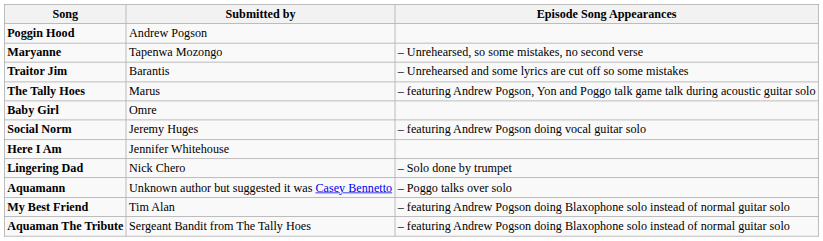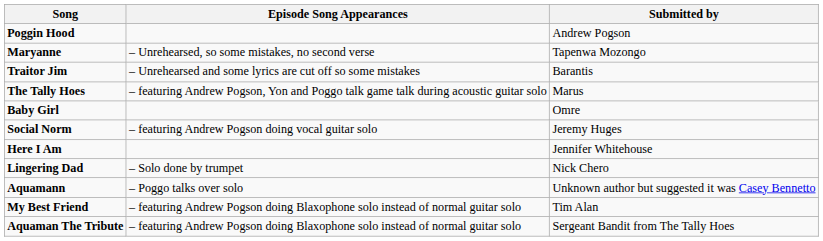columns swapped: (261, 14) <-> (607, 14)
